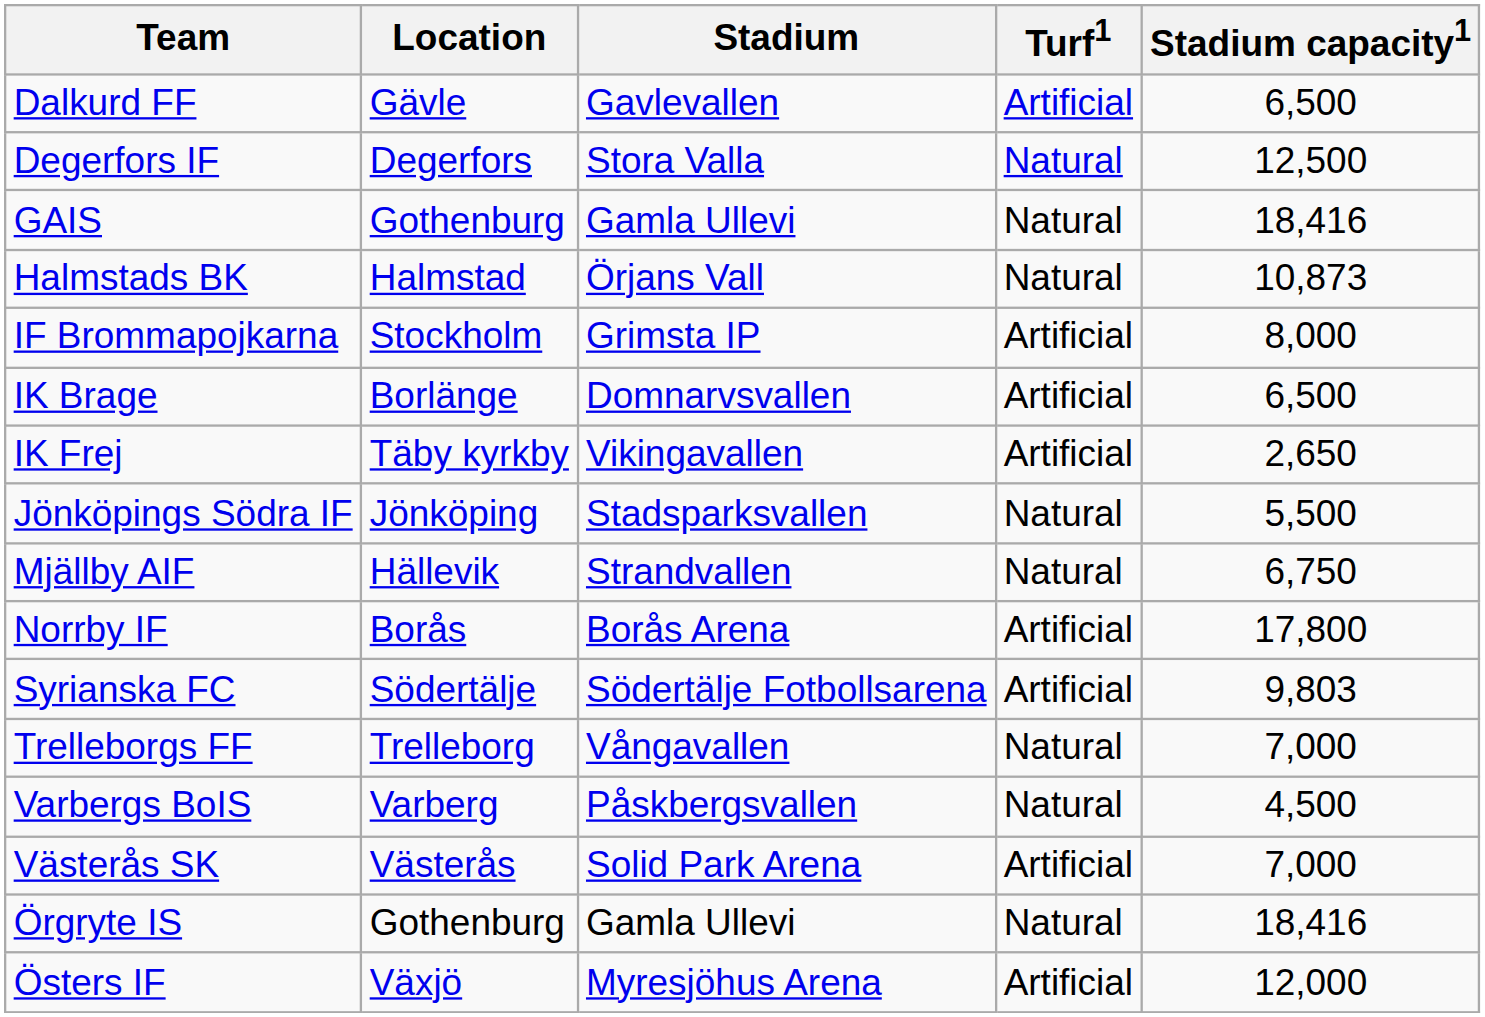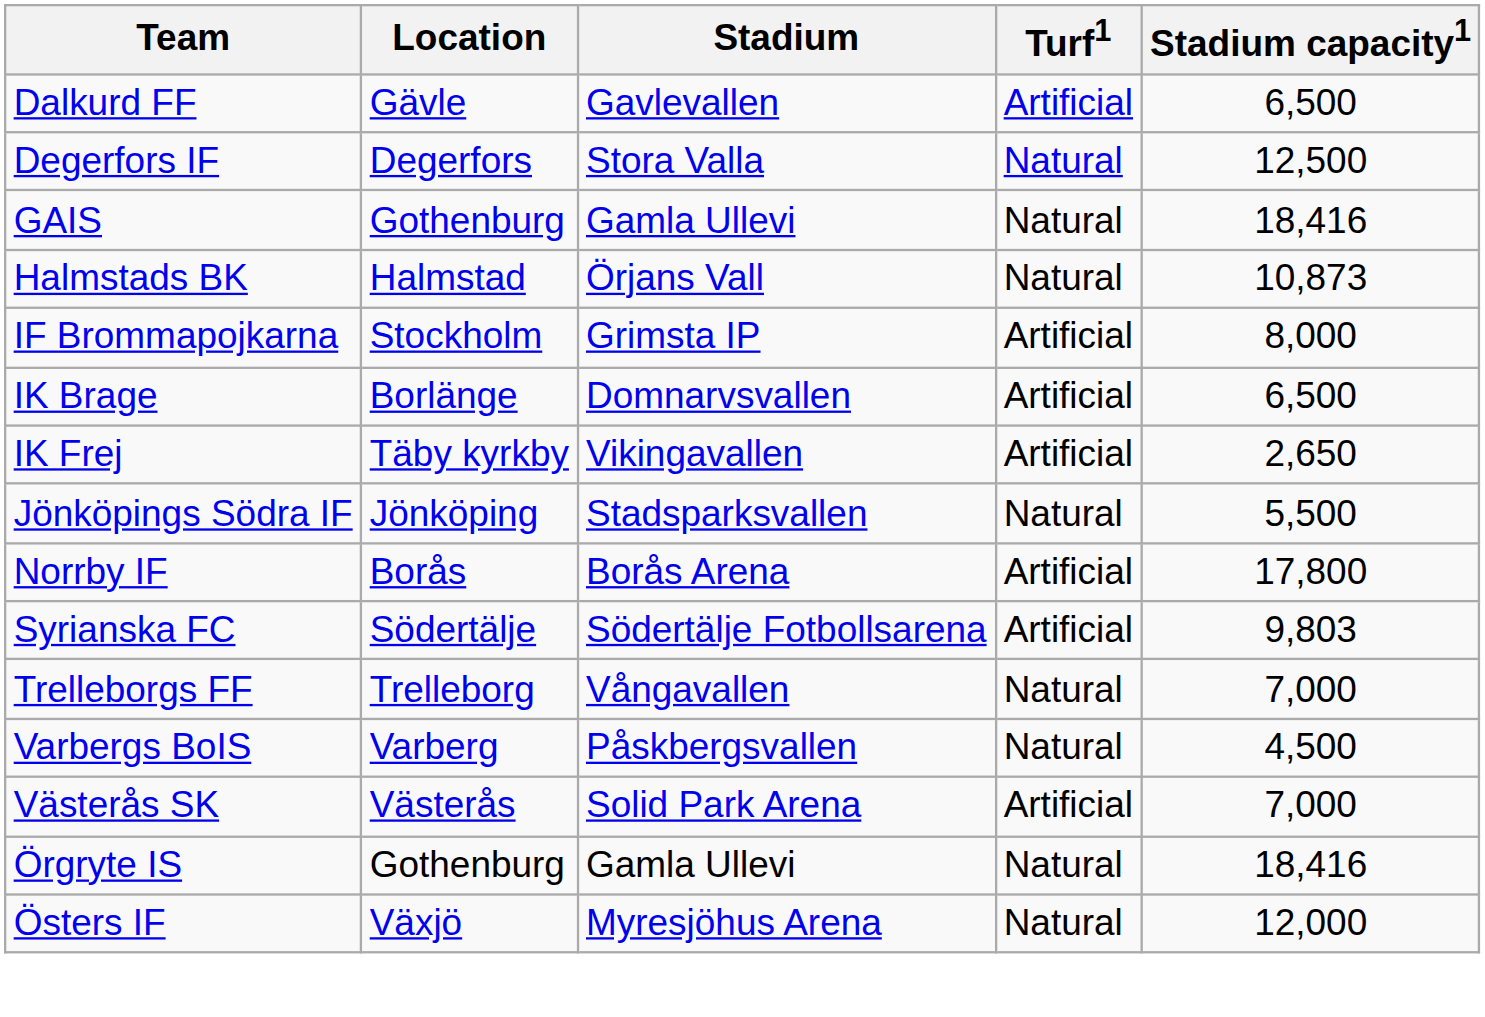- row: (104, 571)
(1068, 981) Artificial -> (1063, 923) Natural
